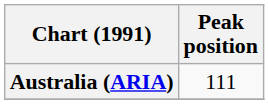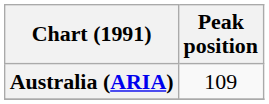(221, 81) 111 -> (221, 81) 109
